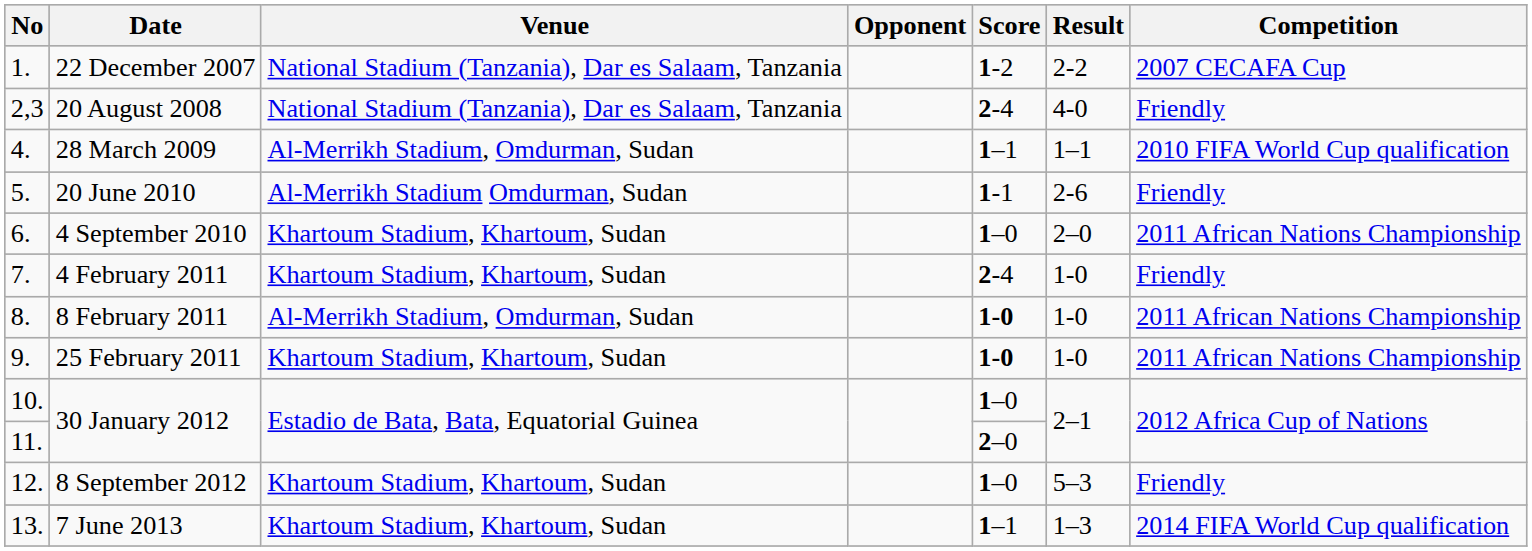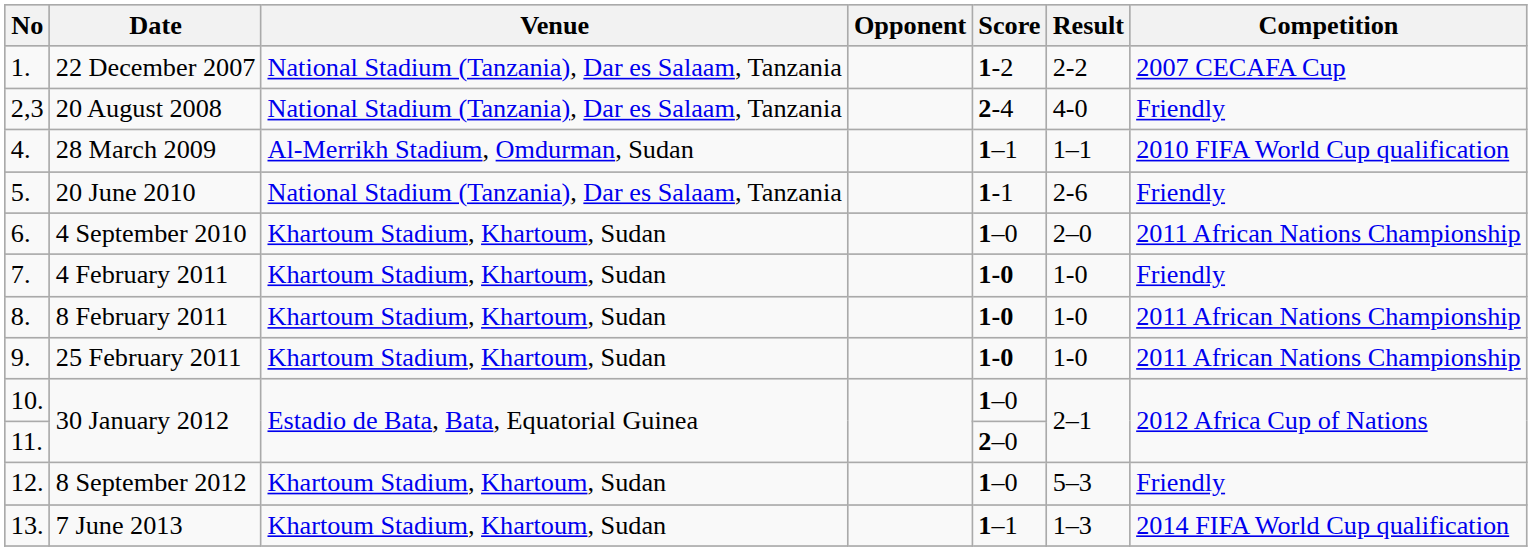(477, 191) Al-Merrikh Stadium Omdurman, Sudan -> (555, 191) National Stadium (Tanzania), Dar es Salaam, Tanzania
(996, 274) 2-4 -> (996, 274) 1-0
(481, 316) Al-Merrikh Stadium, Omdurman, Sudan -> (467, 316) Khartoum Stadium, Khartoum, Sudan
